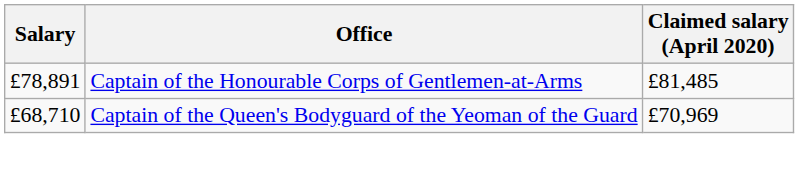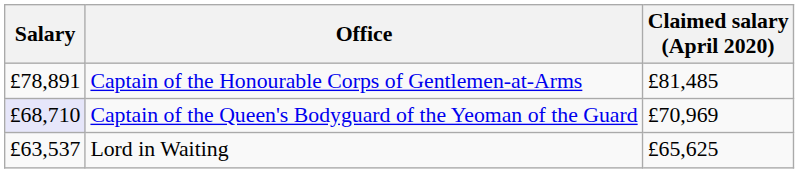(45, 115) no background -> (45, 115) lavender background
+ row: (159, 149)
